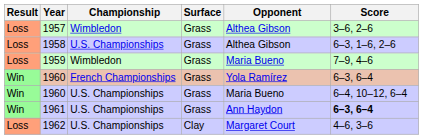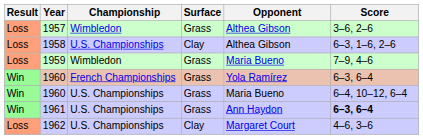(197, 45) Grass -> (194, 45) Clay
